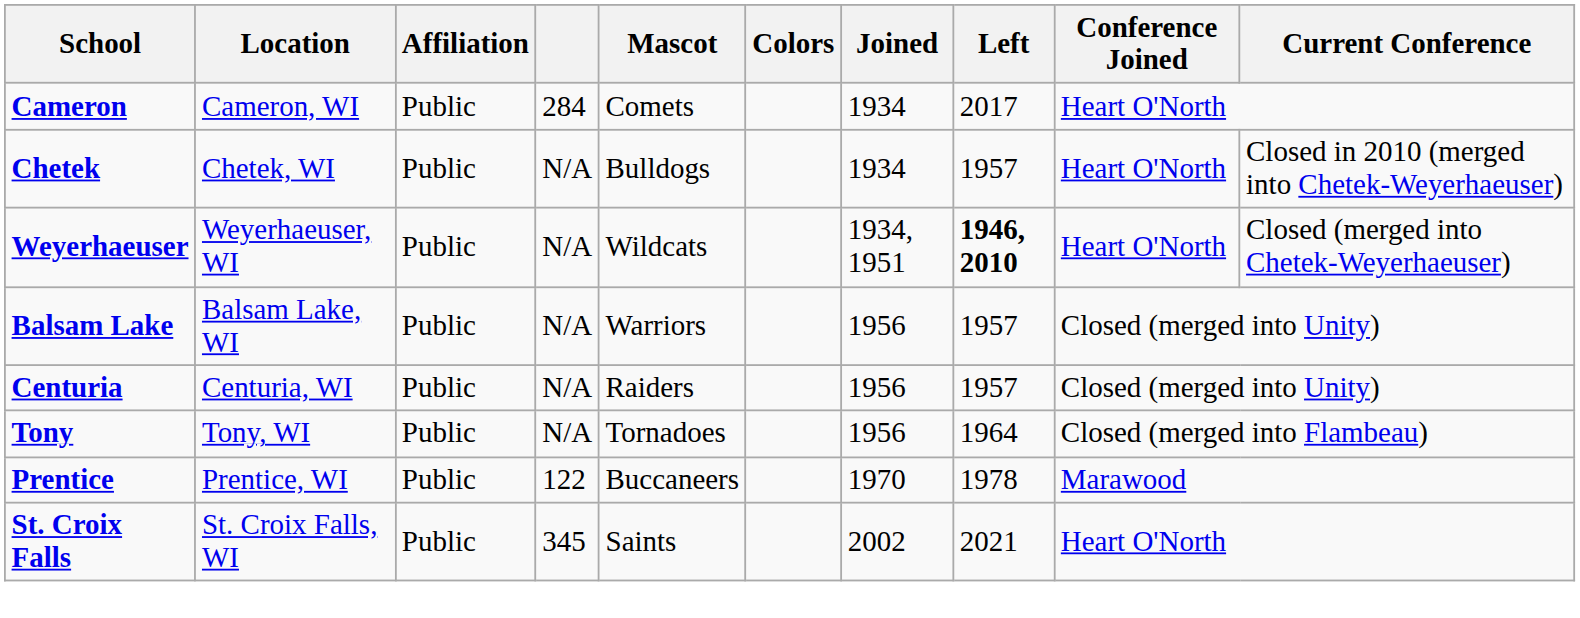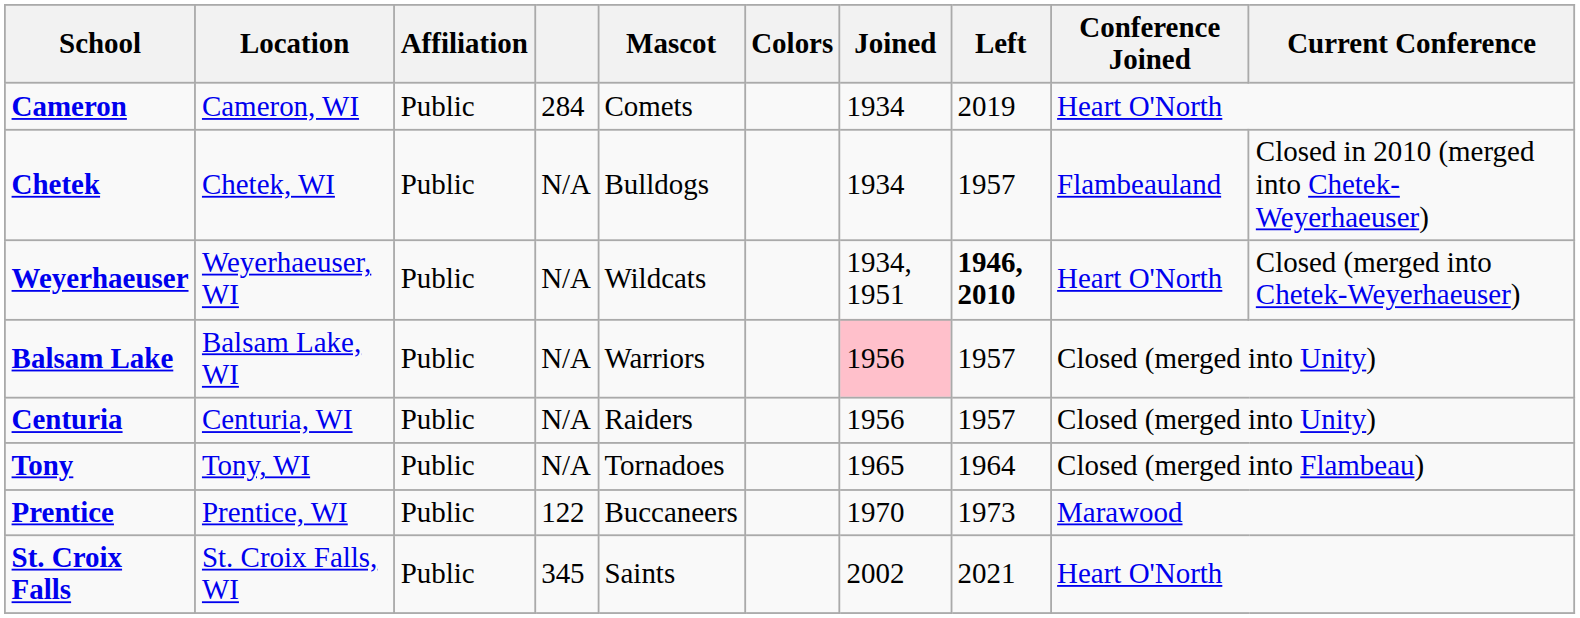(989, 105) 2017 -> (987, 105) 2019
(1143, 168) Heart O'North -> (1139, 184) Flambeauland
(877, 325) no background -> (876, 357) pink background
(877, 433) 1956 -> (876, 465) 1965
(989, 479) 1978 -> (987, 511) 1973
